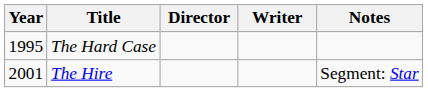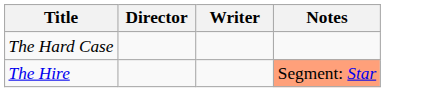- column: (26, 18)
(370, 73) no background -> (327, 73) lightsalmon background
